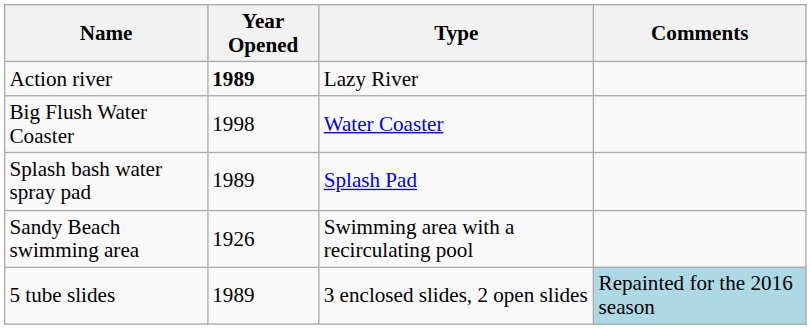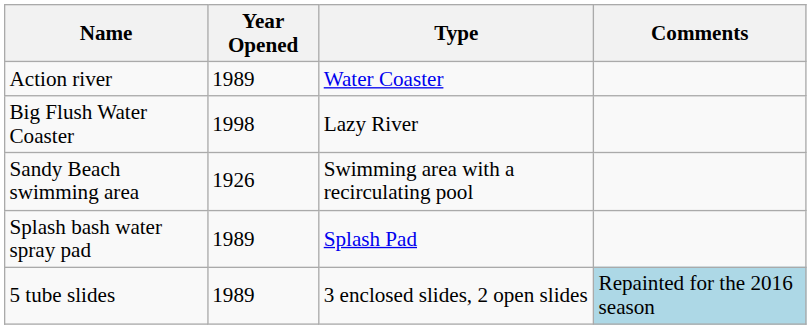(233, 78) bold -> (233, 78) normal
(371, 78) Lazy River -> (384, 78) Water Coaster
(384, 123) Water Coaster -> (371, 123) Lazy River
rows swapped: (74, 238) <-> (86, 181)
